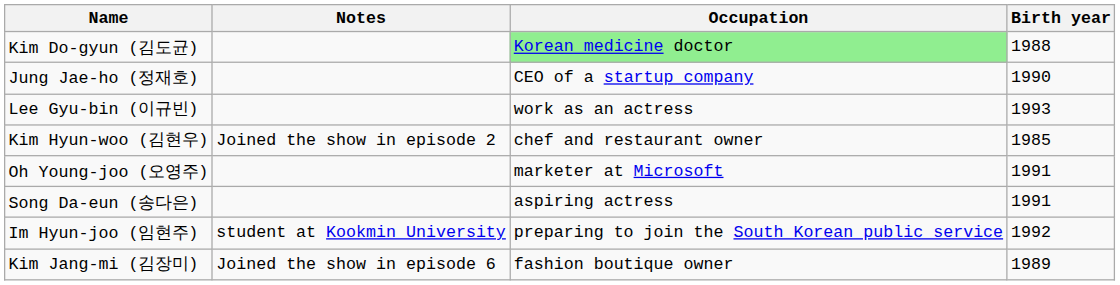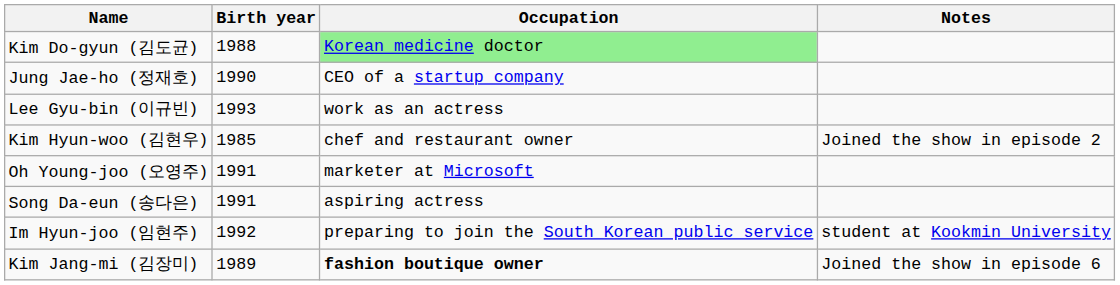columns swapped: (1061, 18) <-> (361, 18)
(624, 264) normal -> (434, 264) bold
